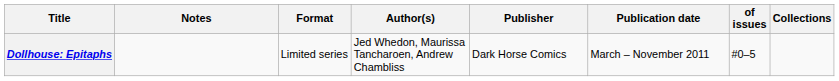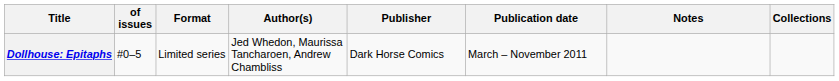columns swapped: (750, 19) <-> (196, 19)
